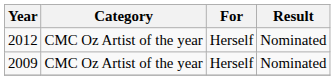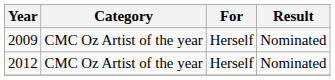rows swapped: (23, 63) <-> (23, 39)
